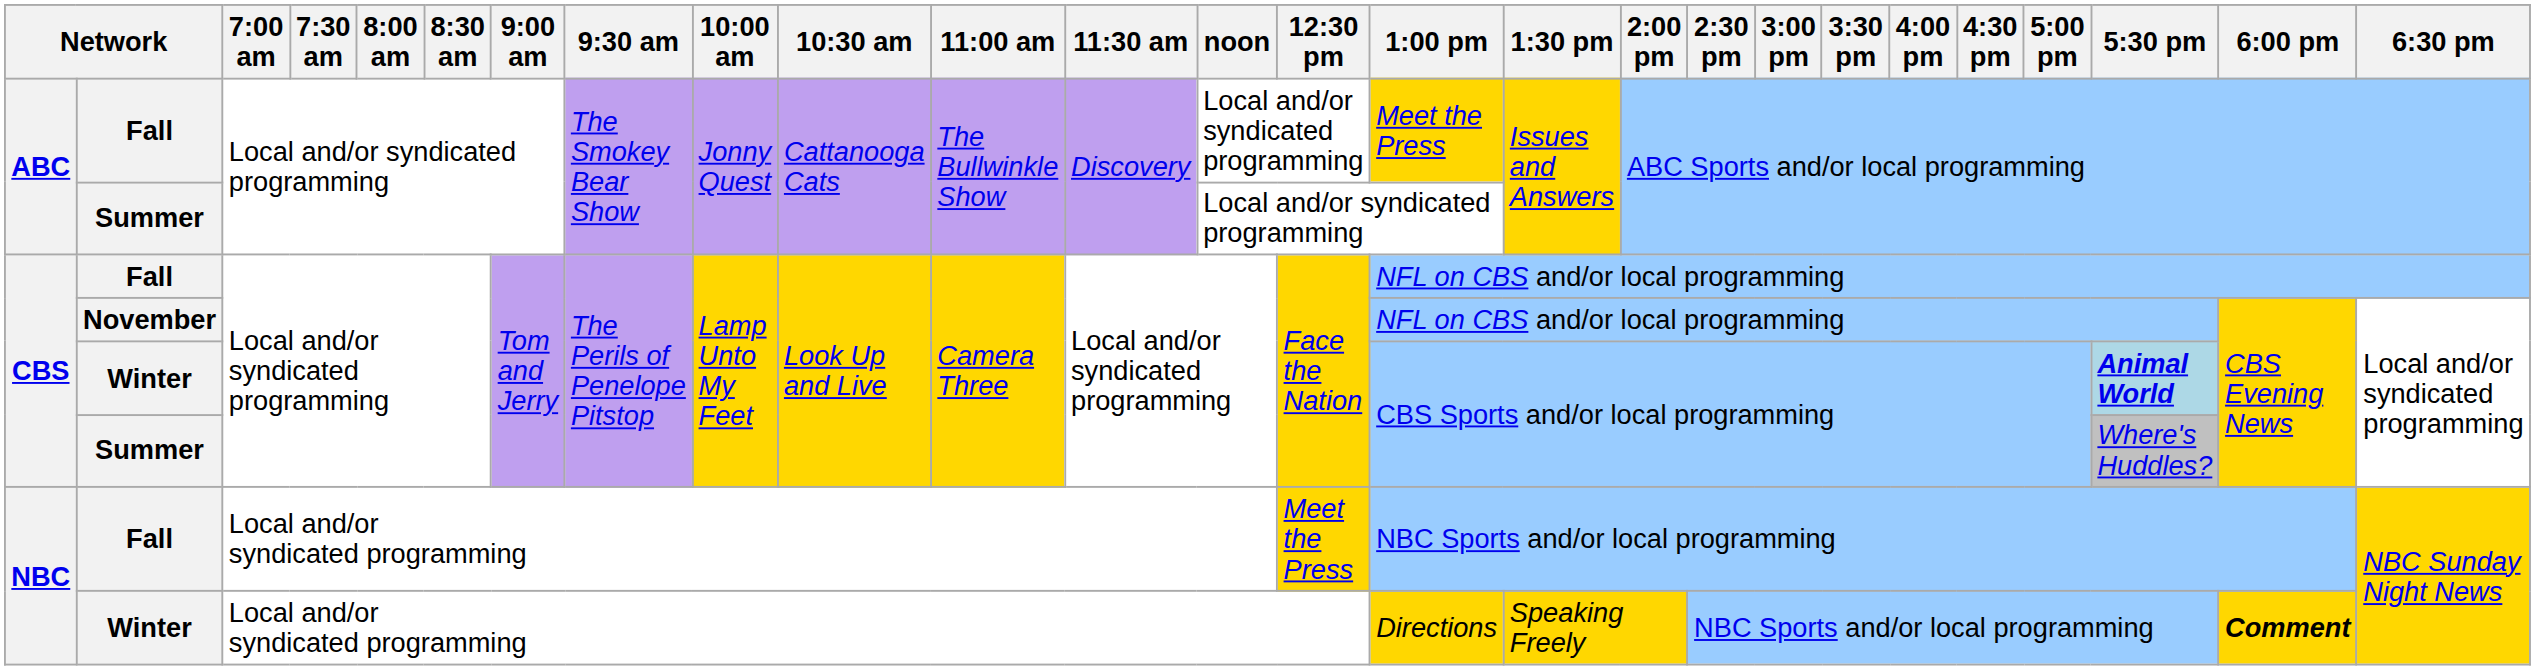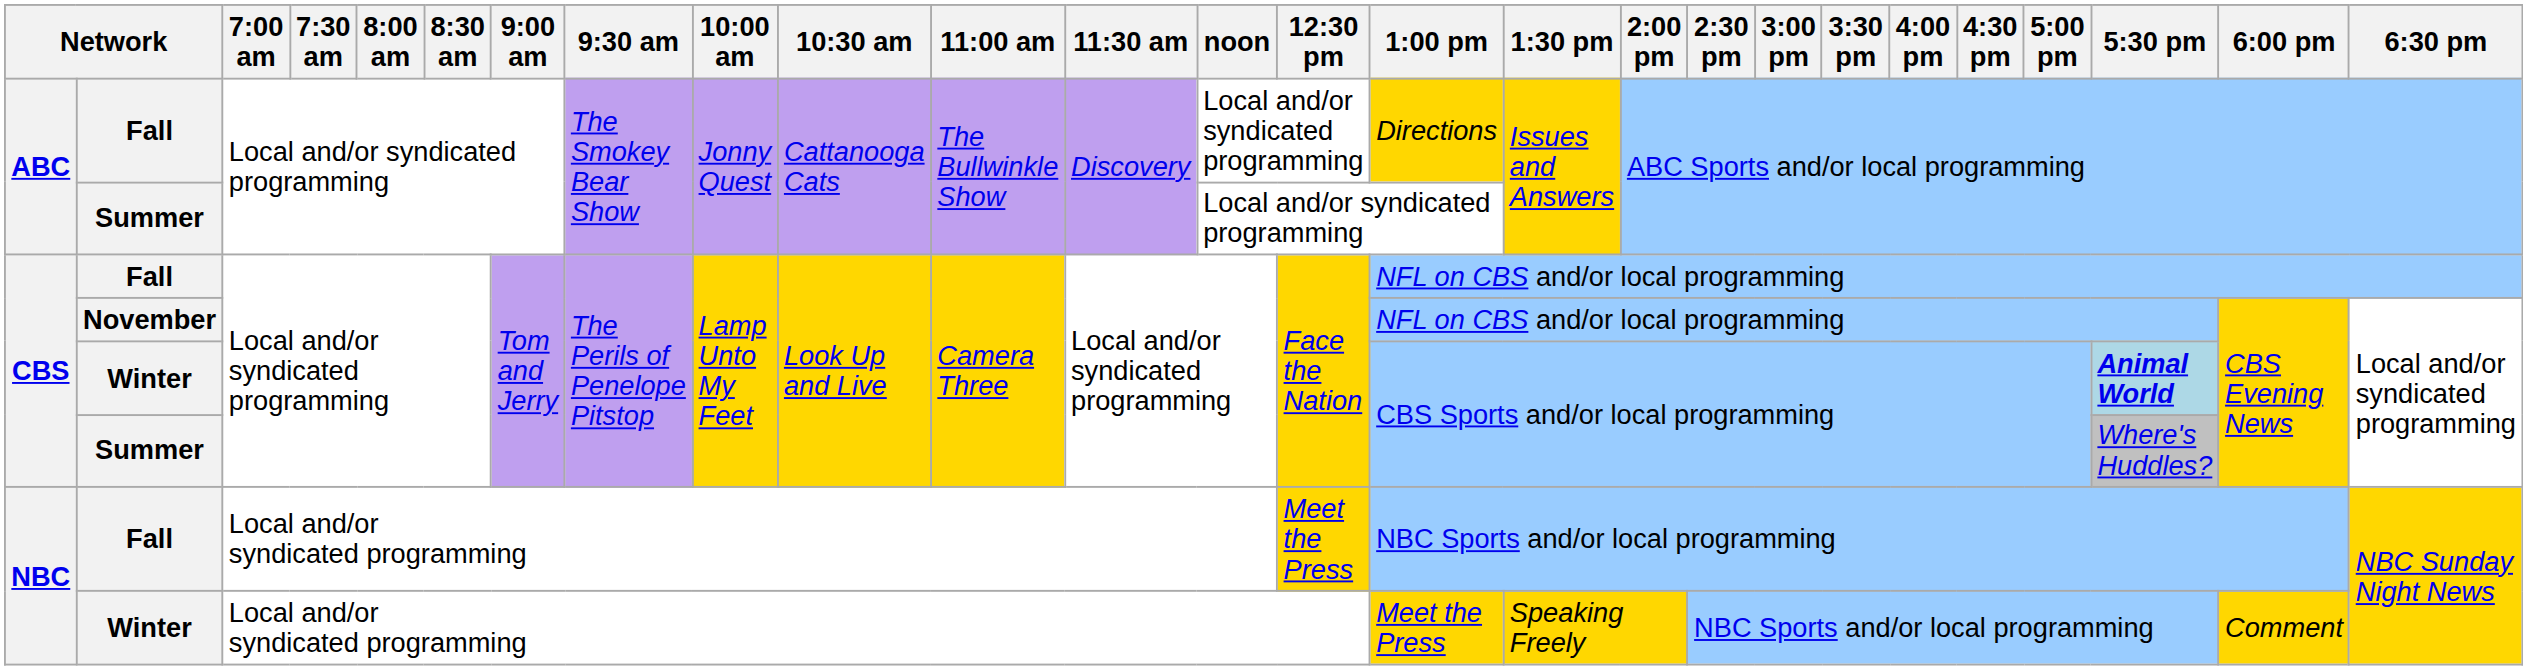(1429, 130) Meet the Press -> (1437, 130) Directions
(1437, 628) Directions -> (1429, 628) Meet the Press
(2288, 628) bold -> (2284, 628) normal
